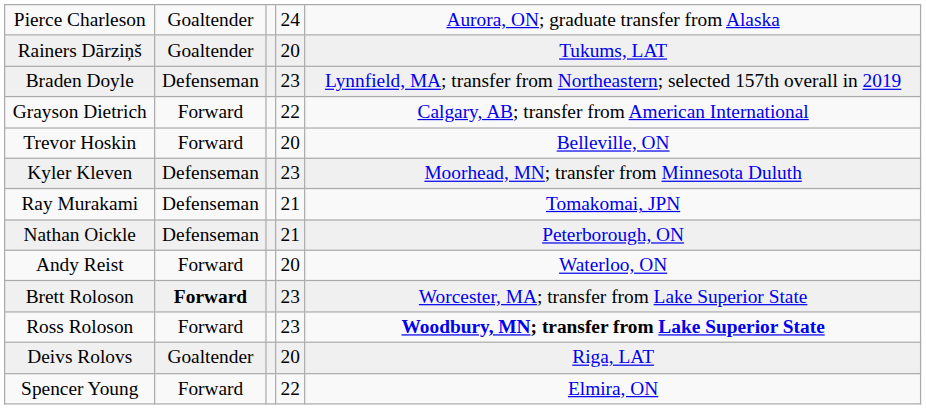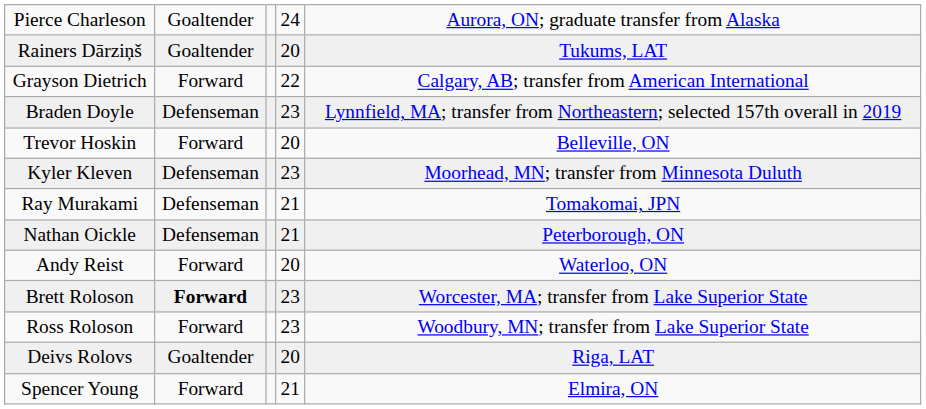rows swapped: (80, 111) <-> (80, 81)
(613, 326) bold -> (613, 326) normal
(290, 388) 22 -> (290, 388) 21
